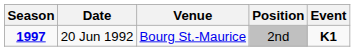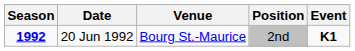(31, 36) 1997 -> (31, 36) 1992
